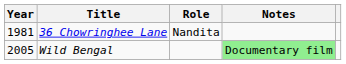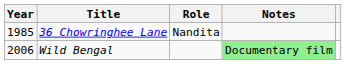(21, 32) 1981 -> (21, 32) 1985
(21, 50) 2005 -> (21, 50) 2006
